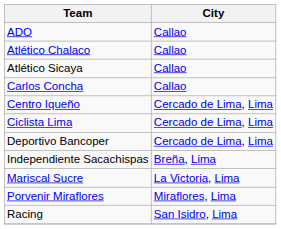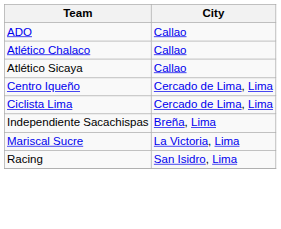- row: (45, 86)
- row: (58, 141)
- row: (55, 196)
